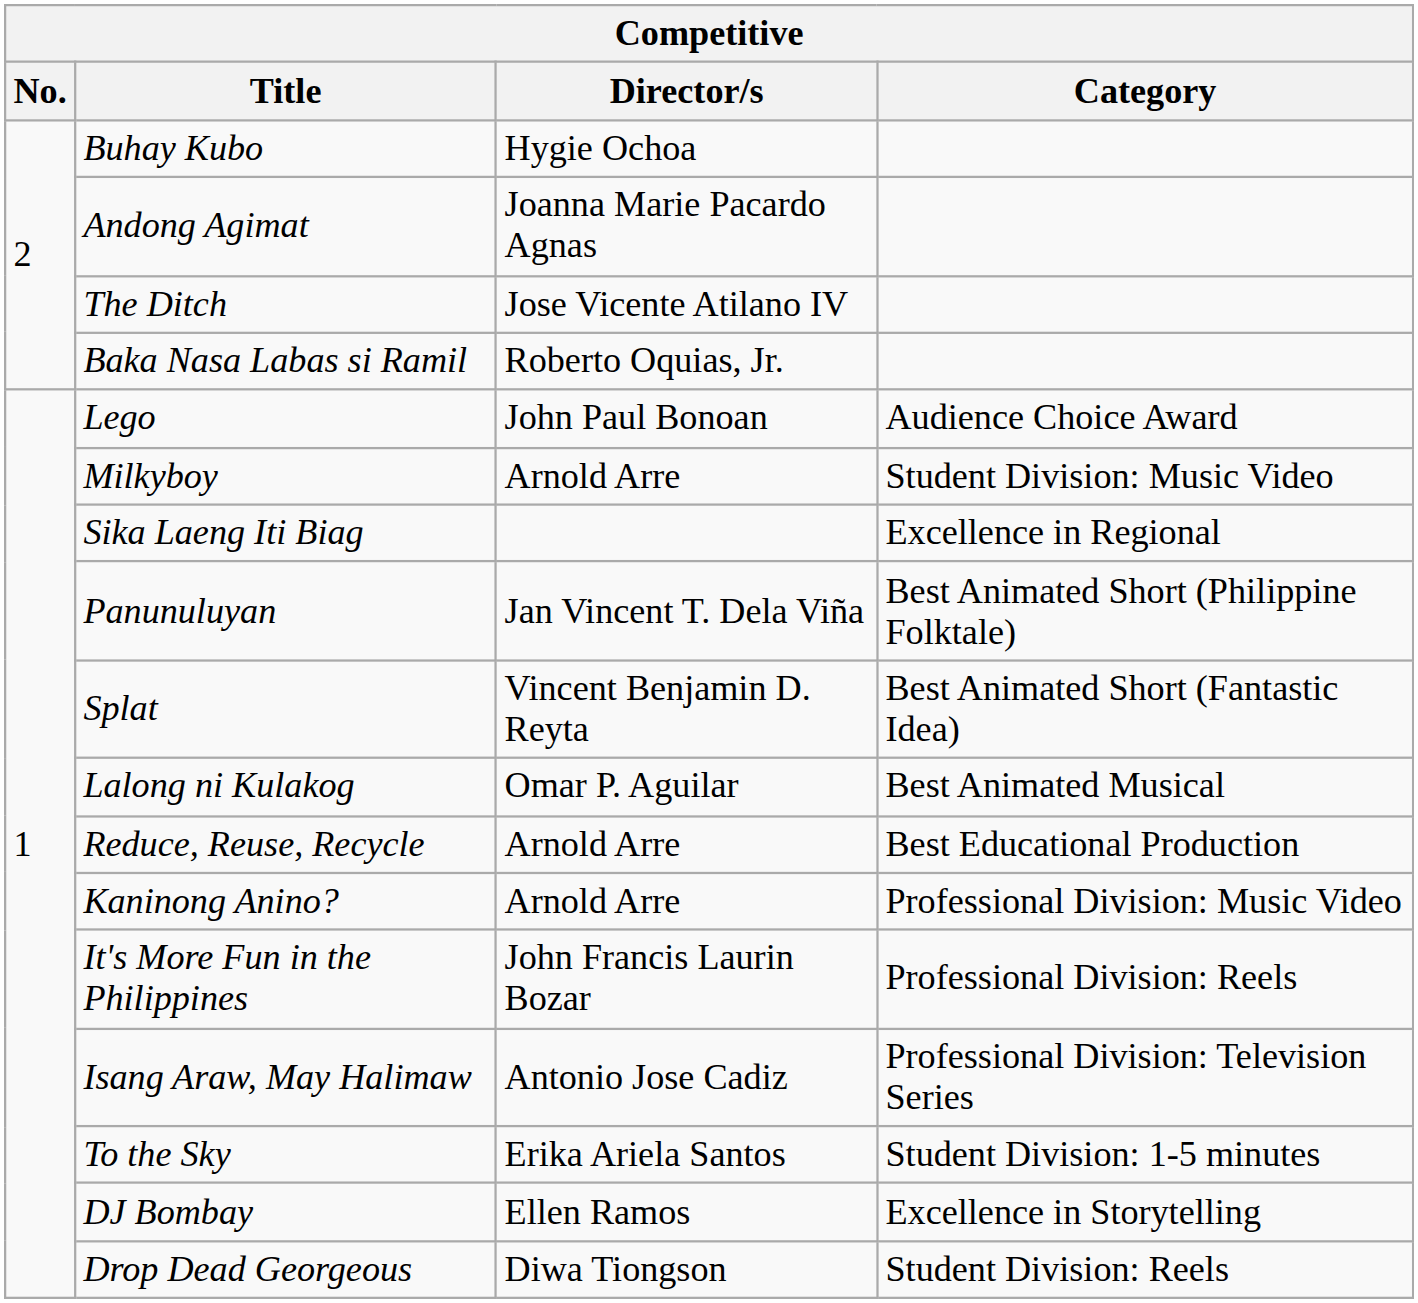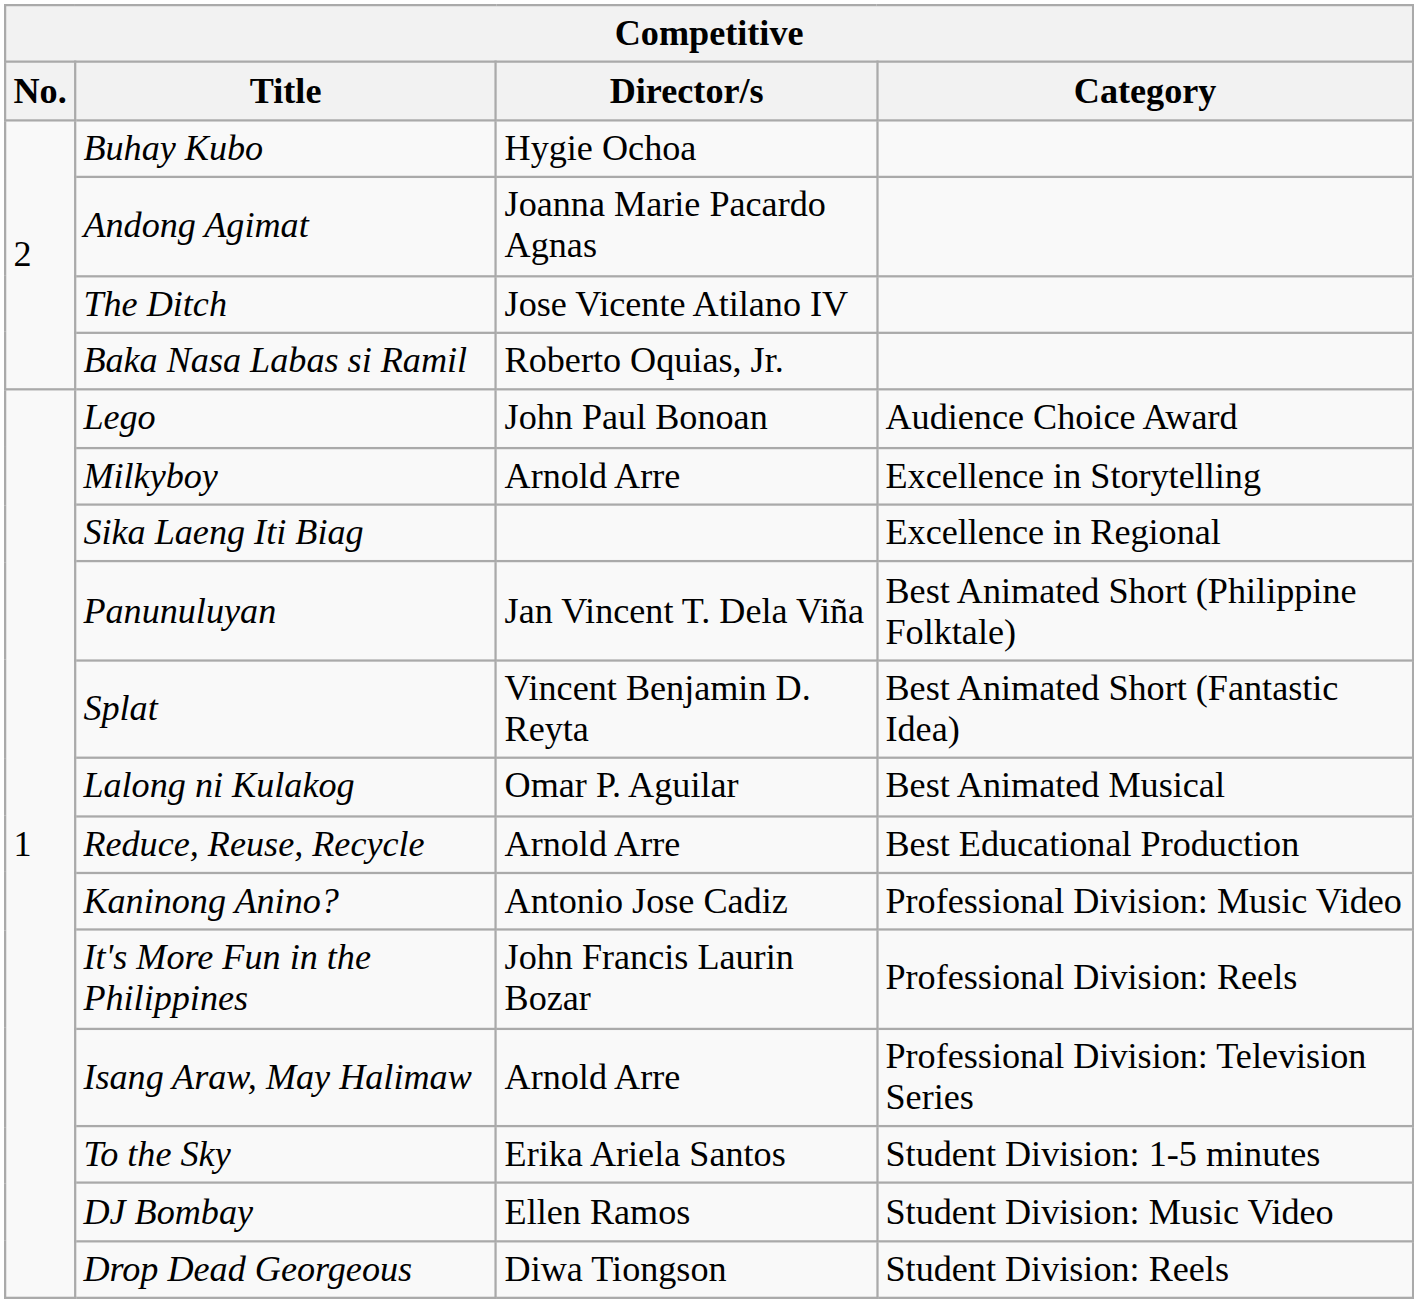(1110, 475) Student Division: Music Video -> (1073, 475) Excellence in Storytelling
(592, 900) Arnold Arre -> (646, 900) Antonio Jose Cadiz
(646, 1076) Antonio Jose Cadiz -> (592, 1076) Arnold Arre
(1073, 1211) Excellence in Storytelling -> (1110, 1211) Student Division: Music Video
